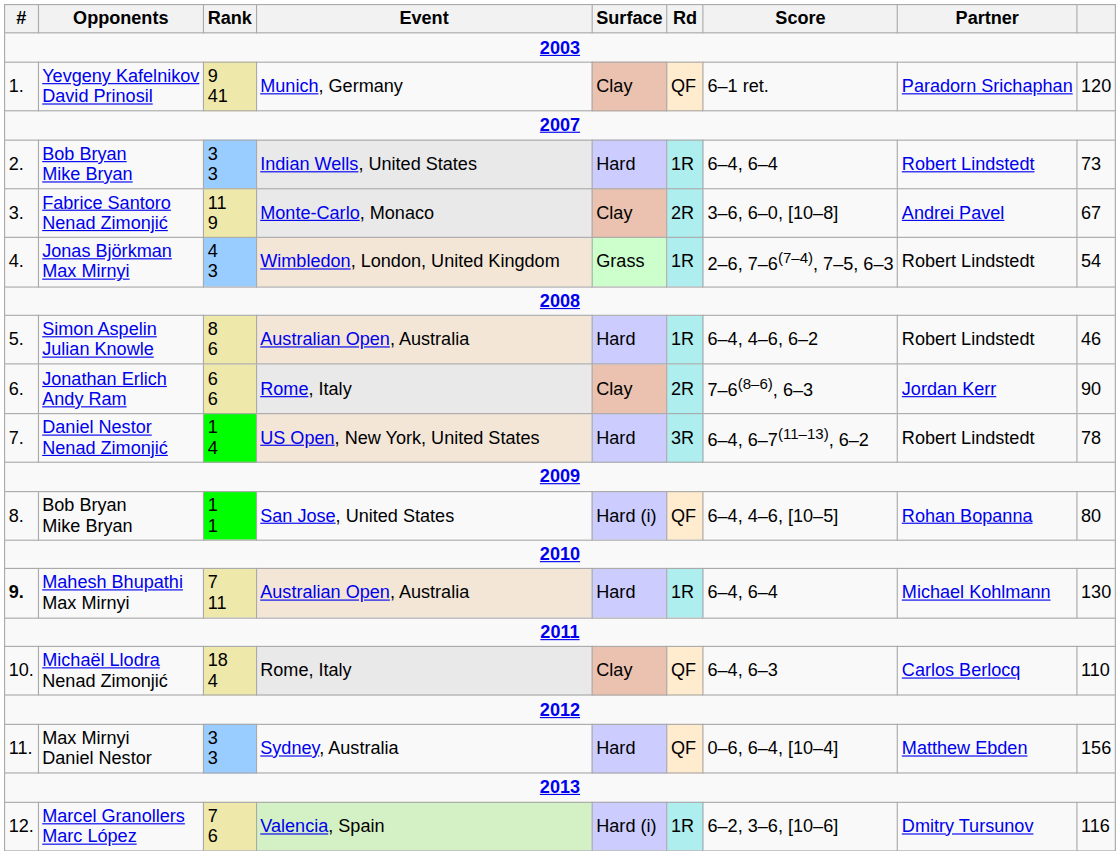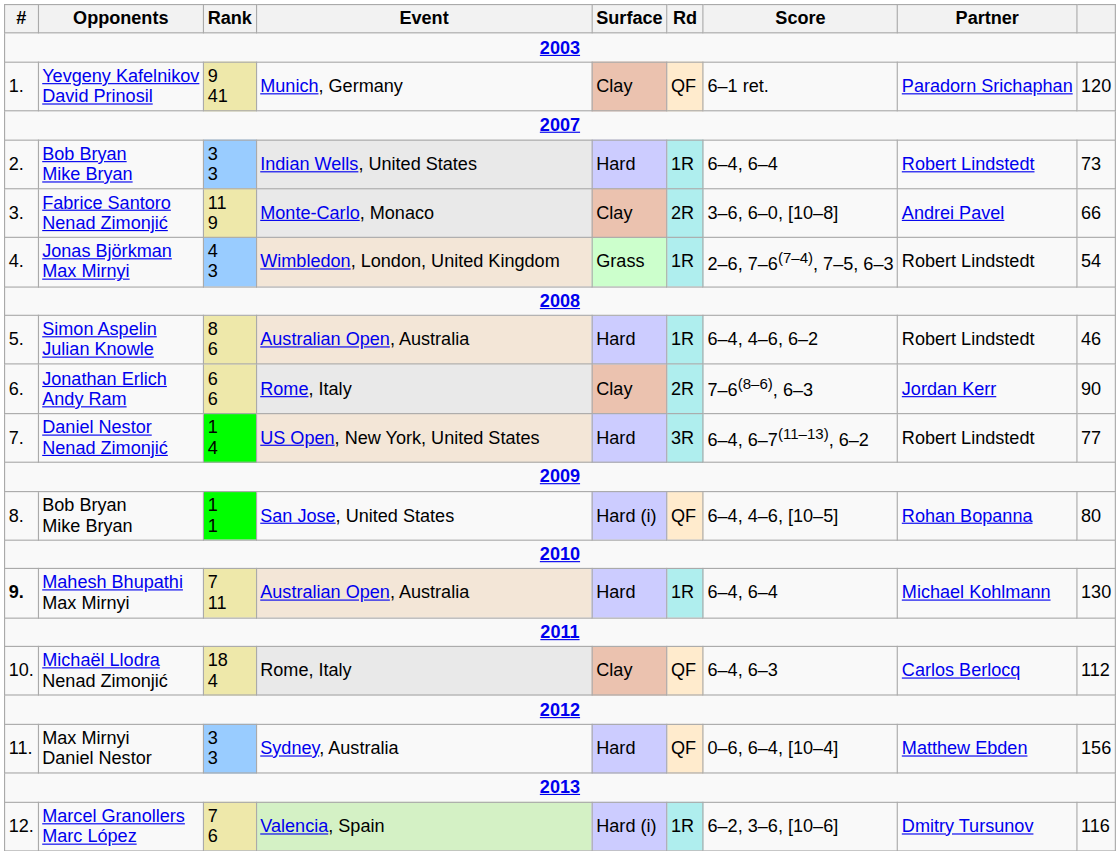(1091, 213) 67 -> (1091, 213) 66
(1091, 437) 78 -> (1091, 437) 77
(1095, 670) 110 -> (1095, 670) 112
